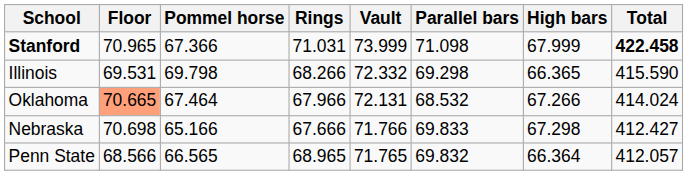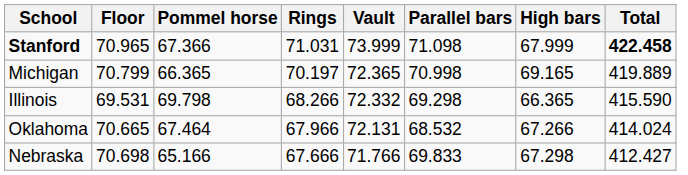+ row: (43, 73)
(130, 101) lightsalmon background -> (123, 128) no background
- row: (52, 156)
